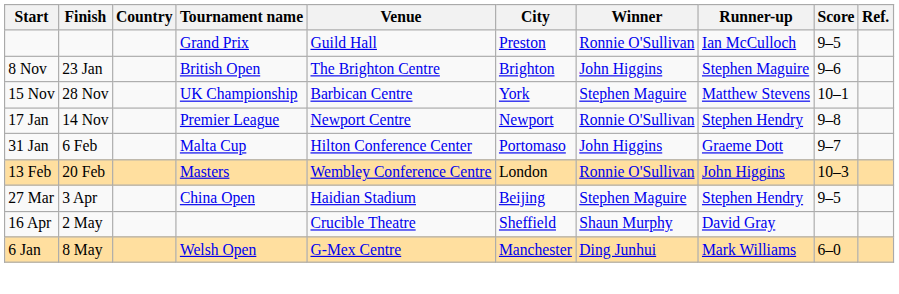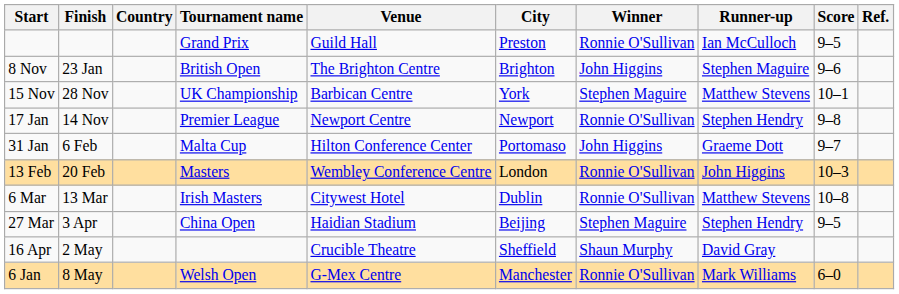+ row: (27, 197)
(618, 249) Ding Junhui -> (637, 275) Ronnie O'Sullivan
